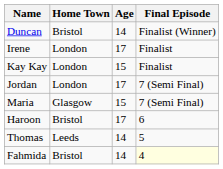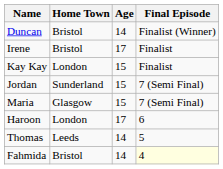(70, 48) London -> (67, 48) Bristol
(70, 84) London -> (78, 84) Sunderland
(121, 84) 17 -> (121, 84) 15
(67, 119) Bristol -> (70, 119) London
